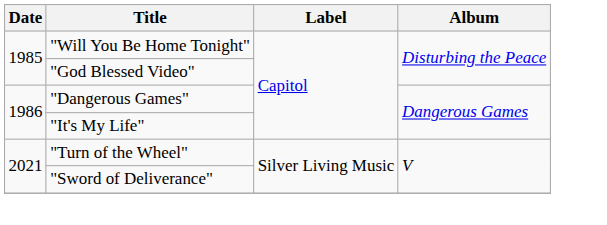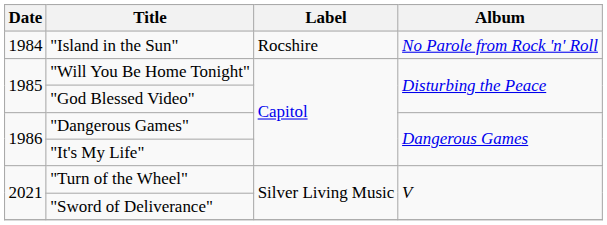+ row: (114, 44)
